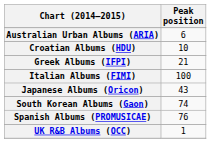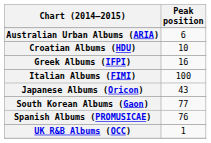(183, 62) 21 -> (183, 62) 16
(183, 104) 74 -> (183, 104) 77
